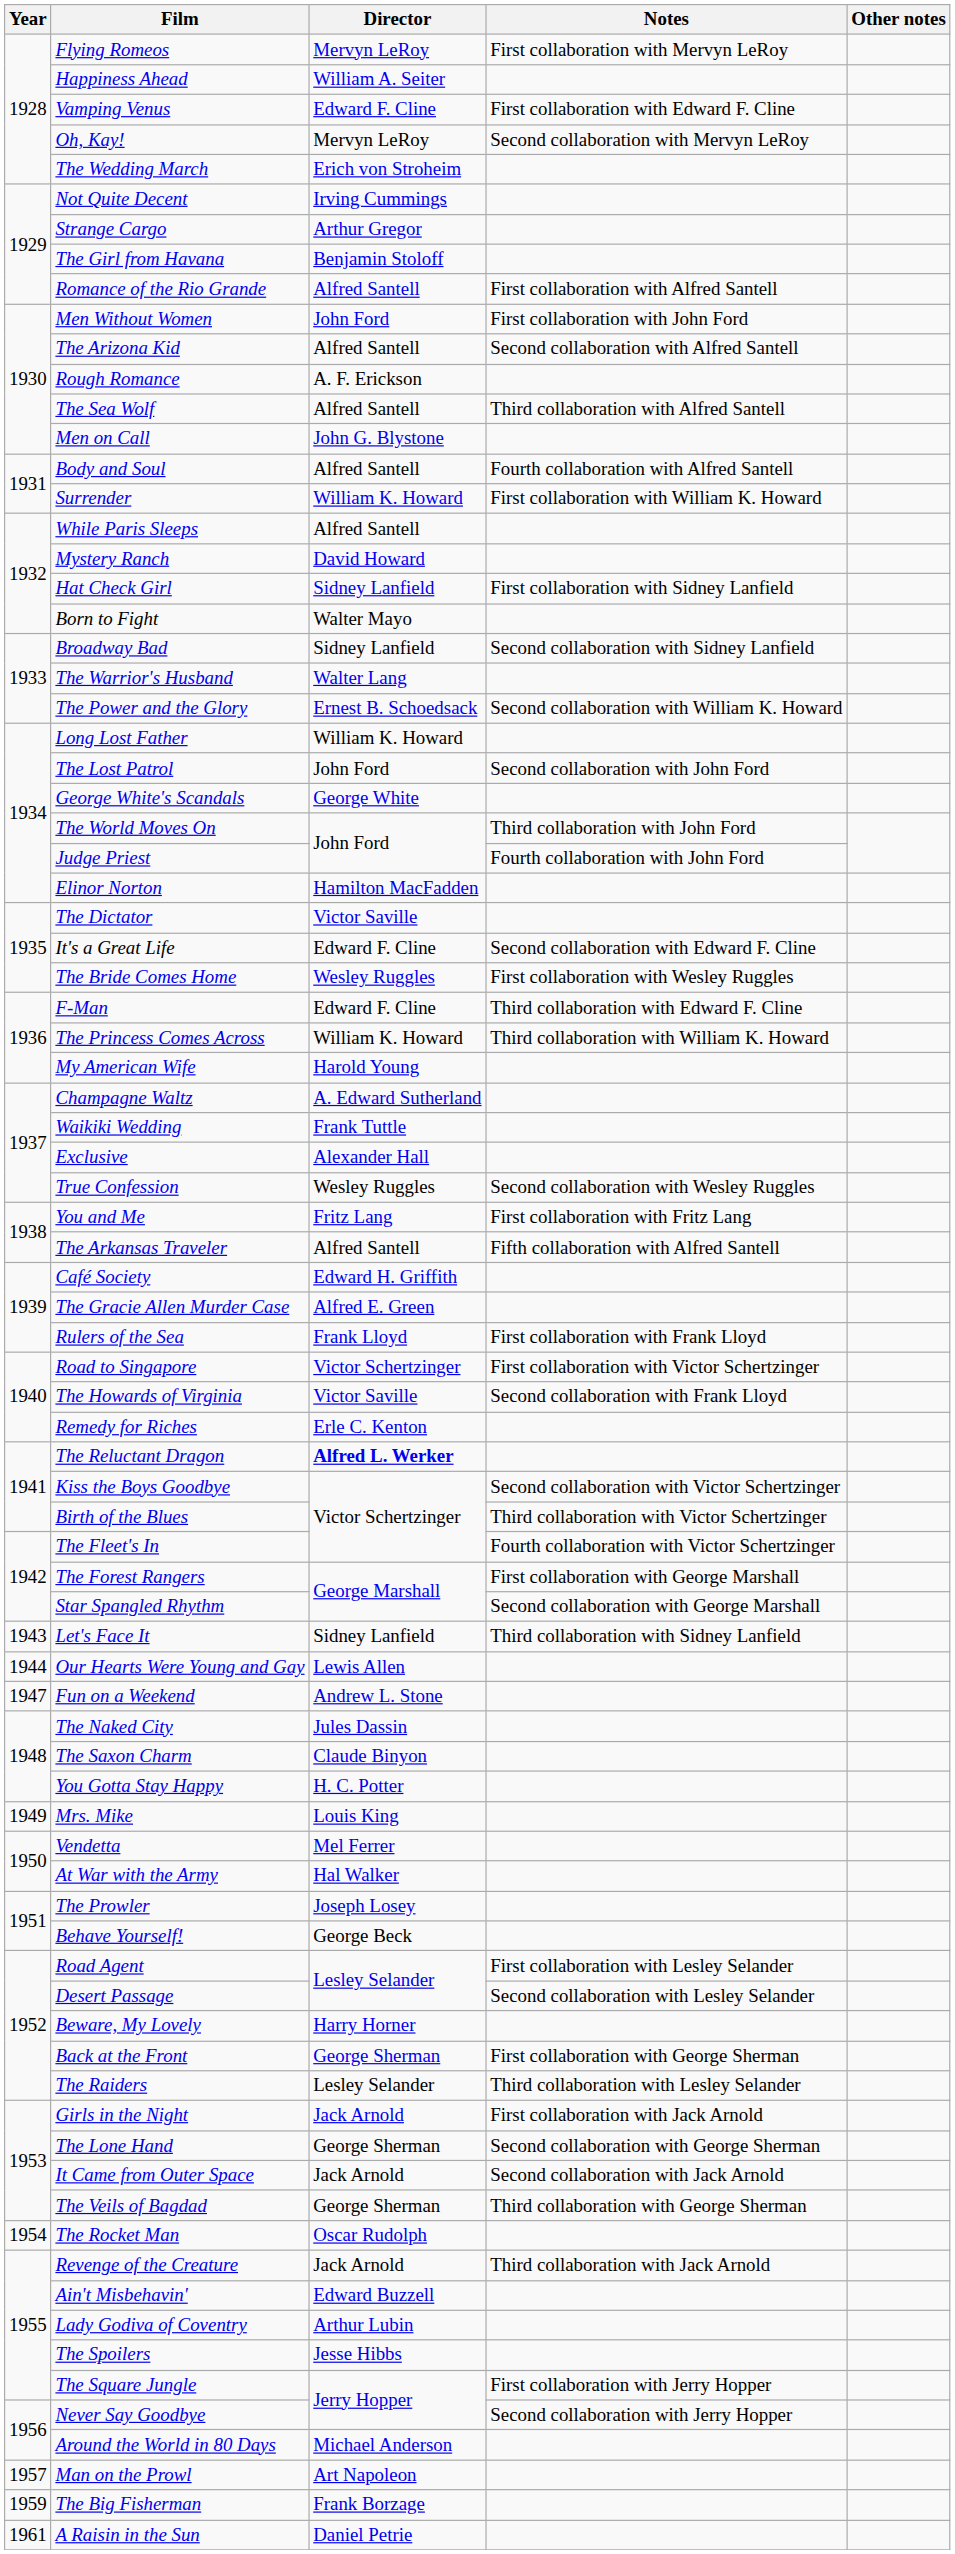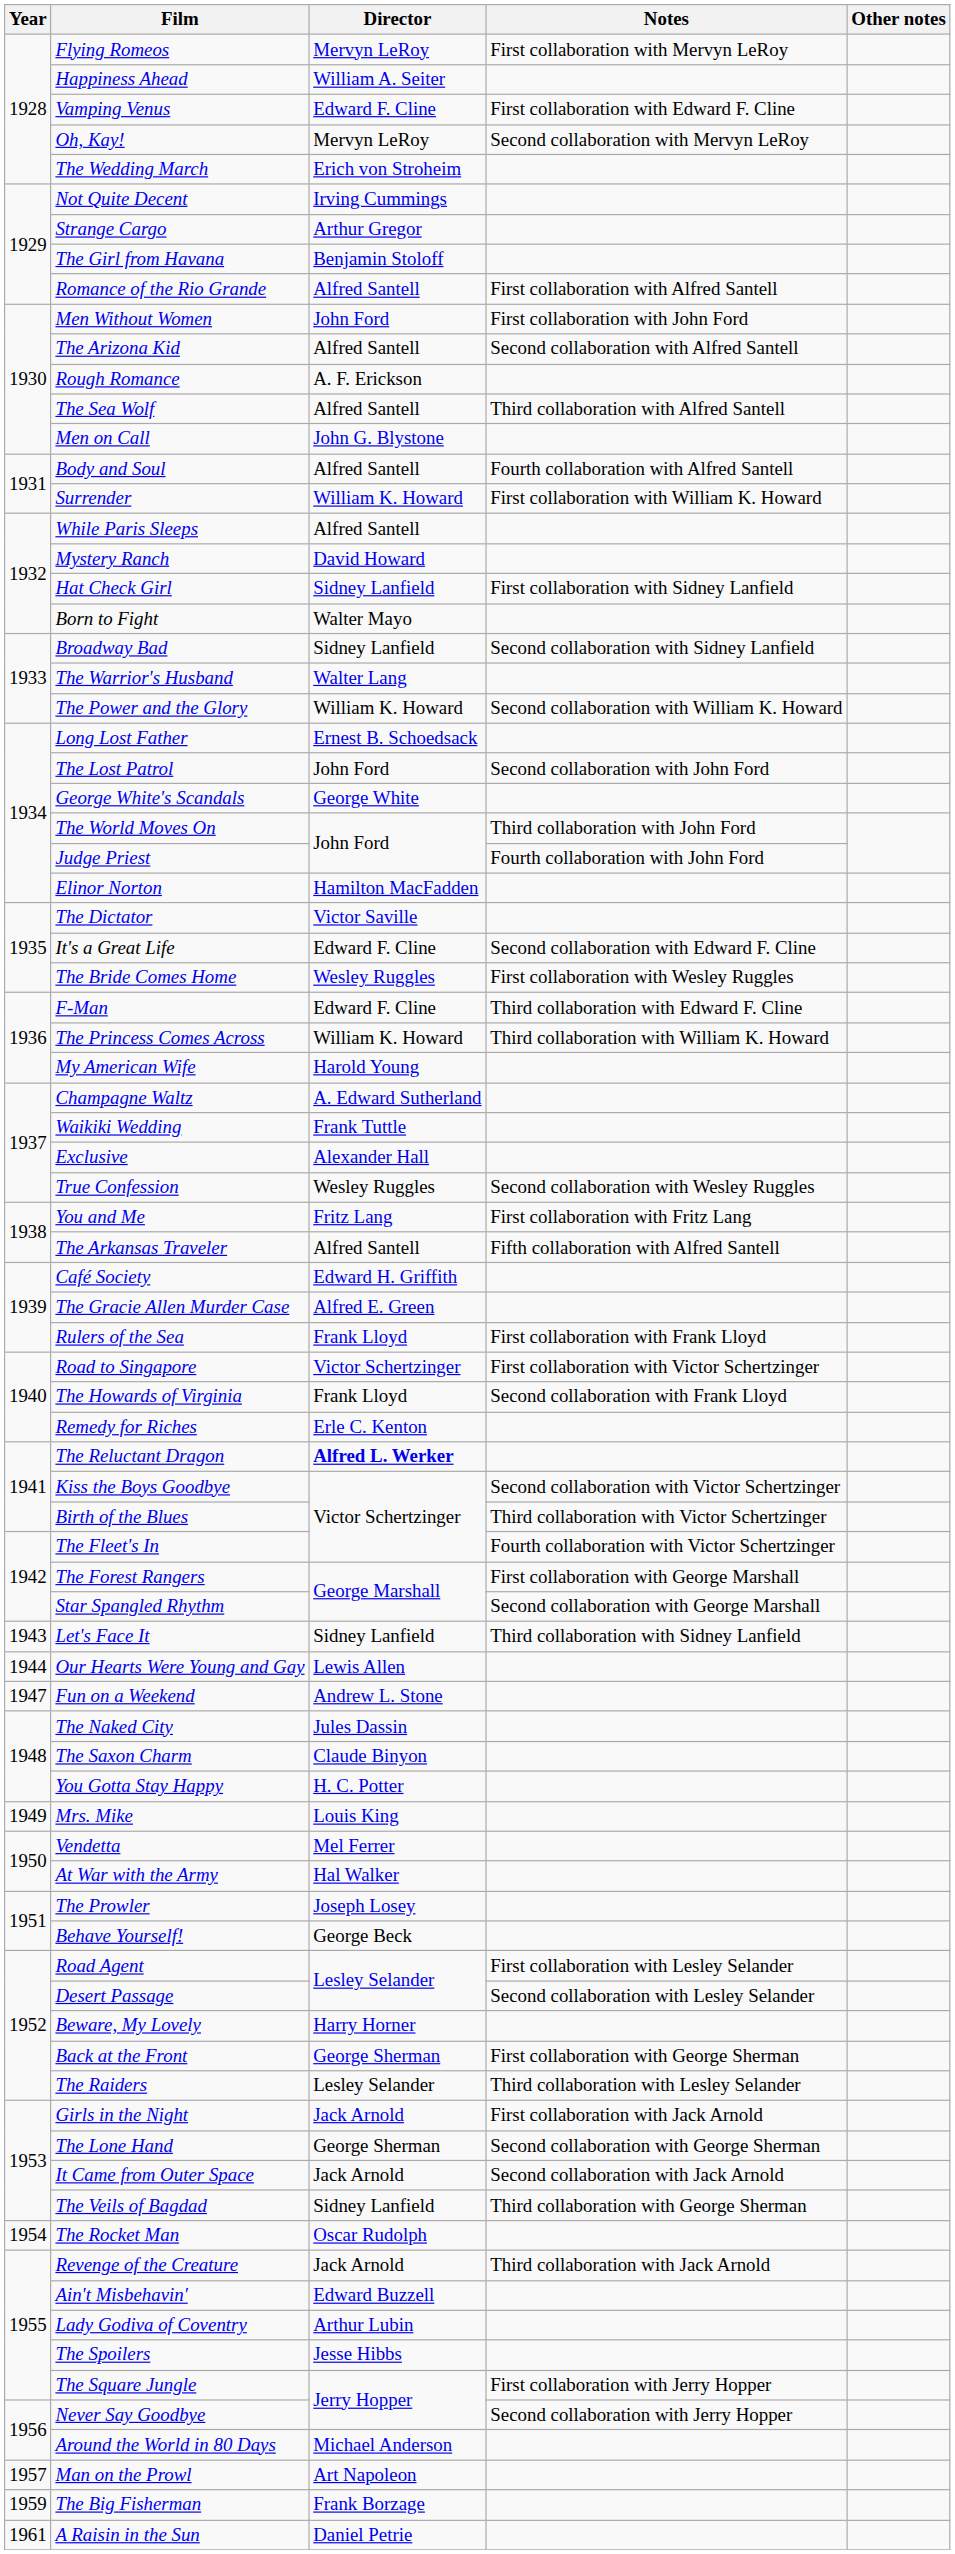(395, 708) Ernest B. Schoedsack -> (388, 708) William K. Howard
(388, 738) William K. Howard -> (395, 738) Ernest B. Schoedsack
(365, 1396) Victor Saville -> (360, 1396) Frank Lloyd
(377, 2205) George Sherman -> (374, 2205) Sidney Lanfield
